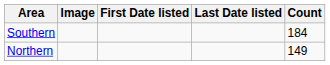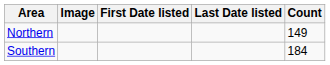rows swapped: (30, 51) <-> (31, 32)
